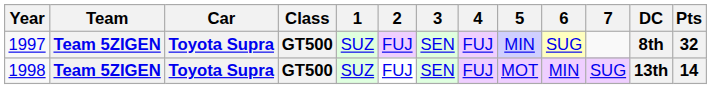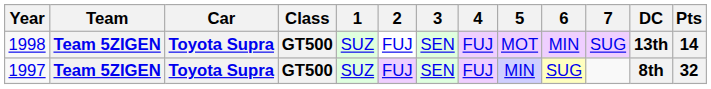rows swapped: (27, 45) <-> (27, 71)
